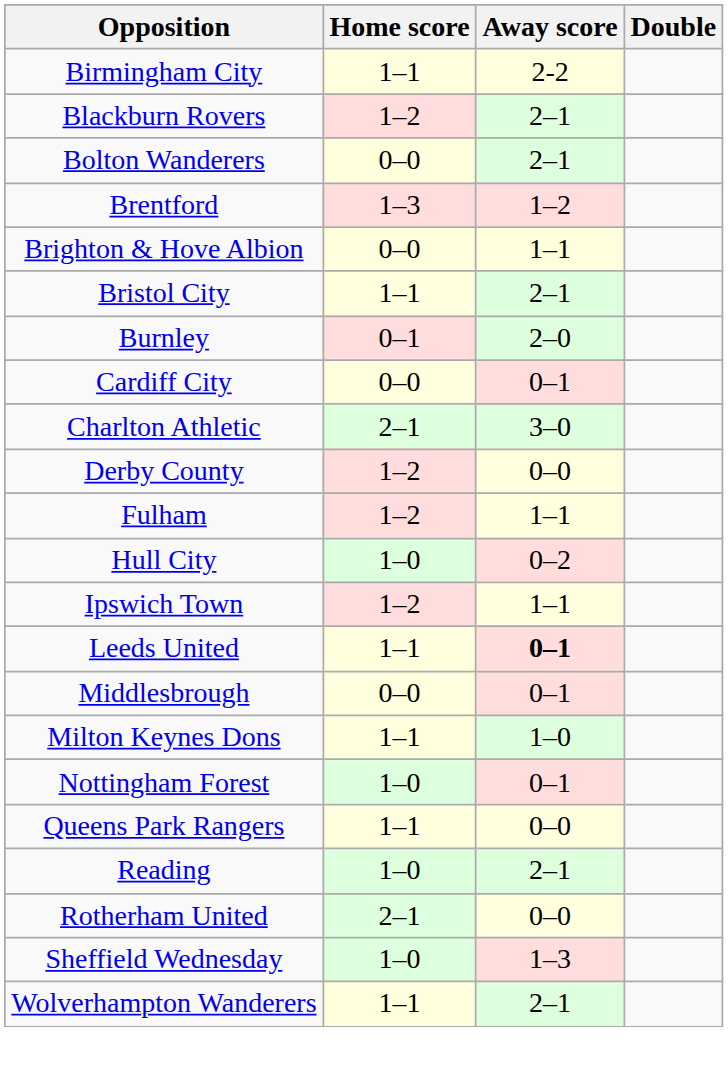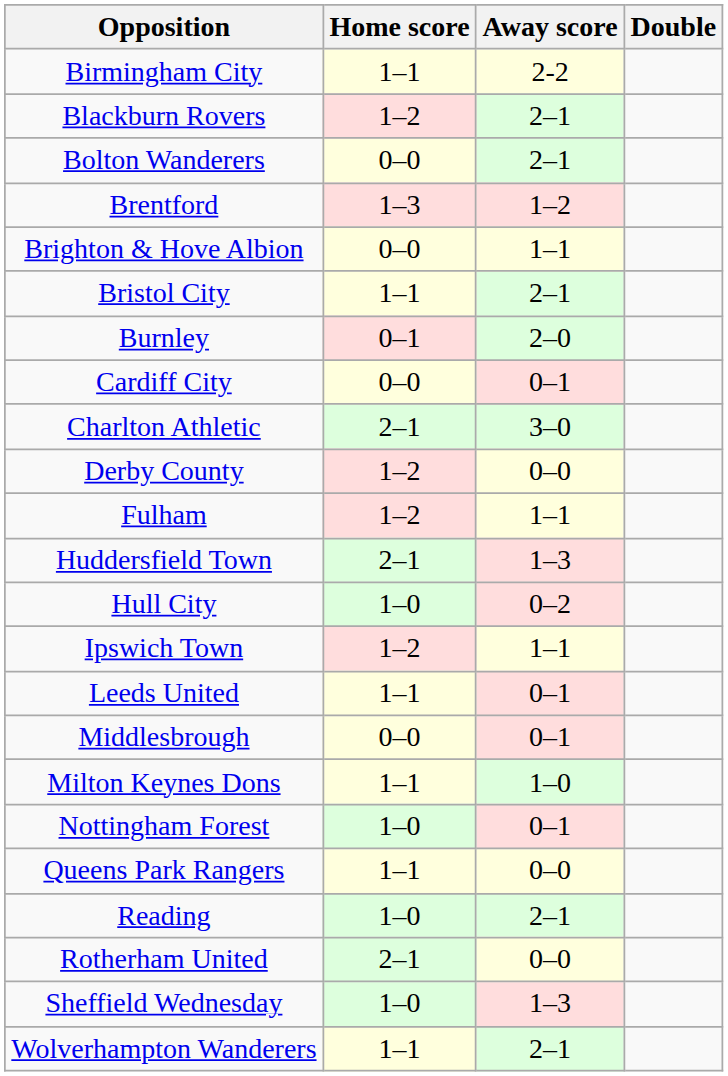+ row: (164, 559)
(550, 648) bold -> (550, 692) normal
